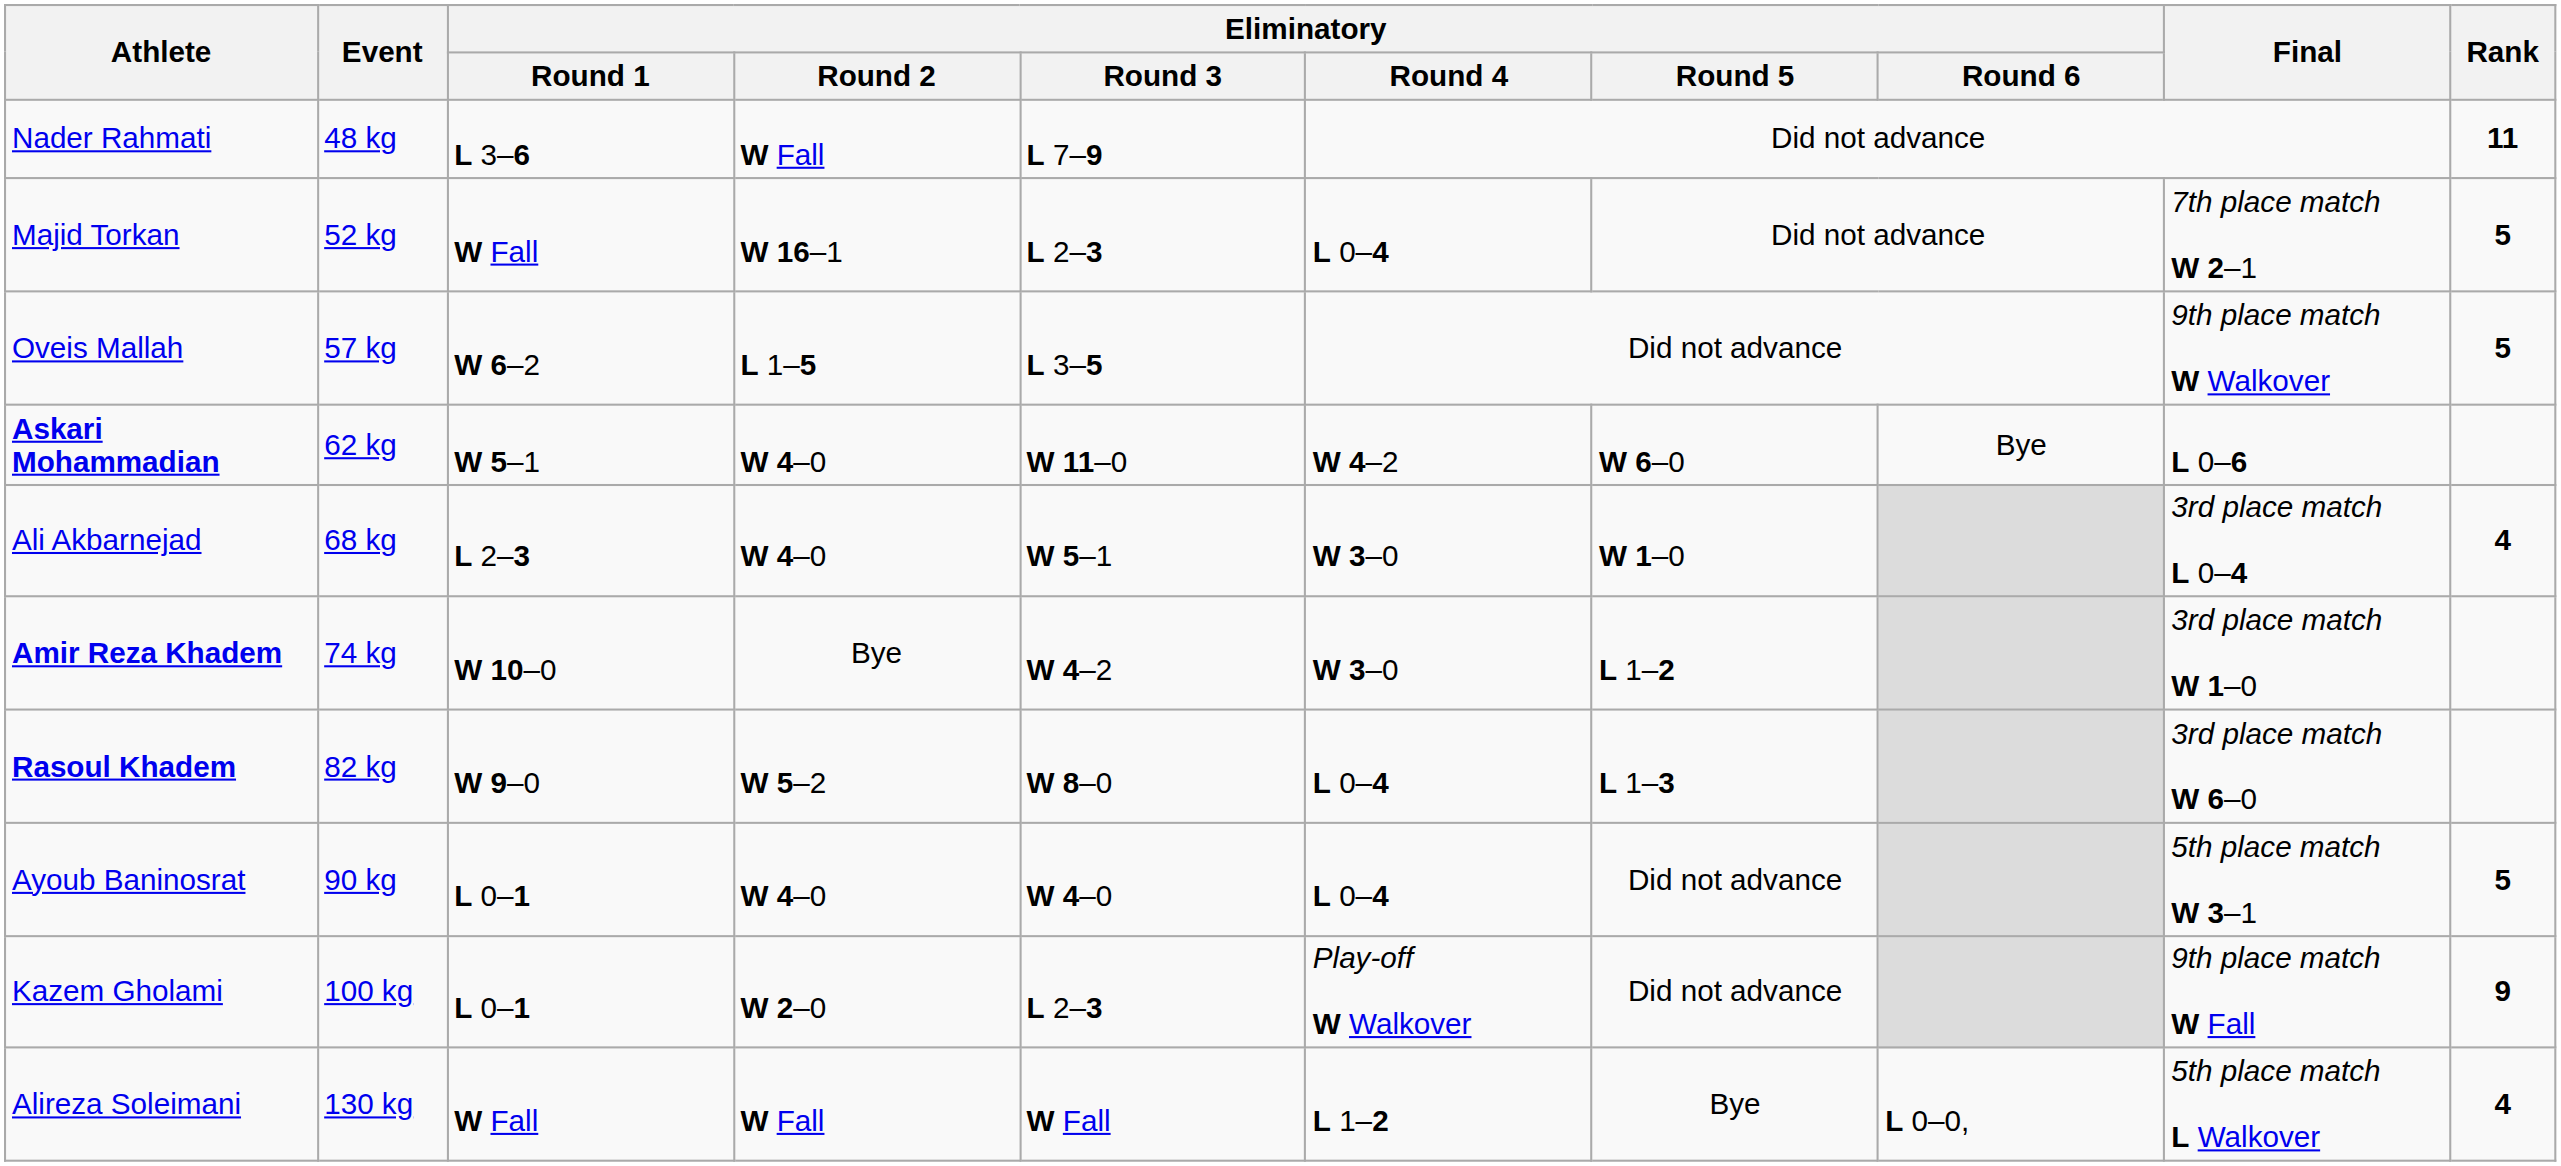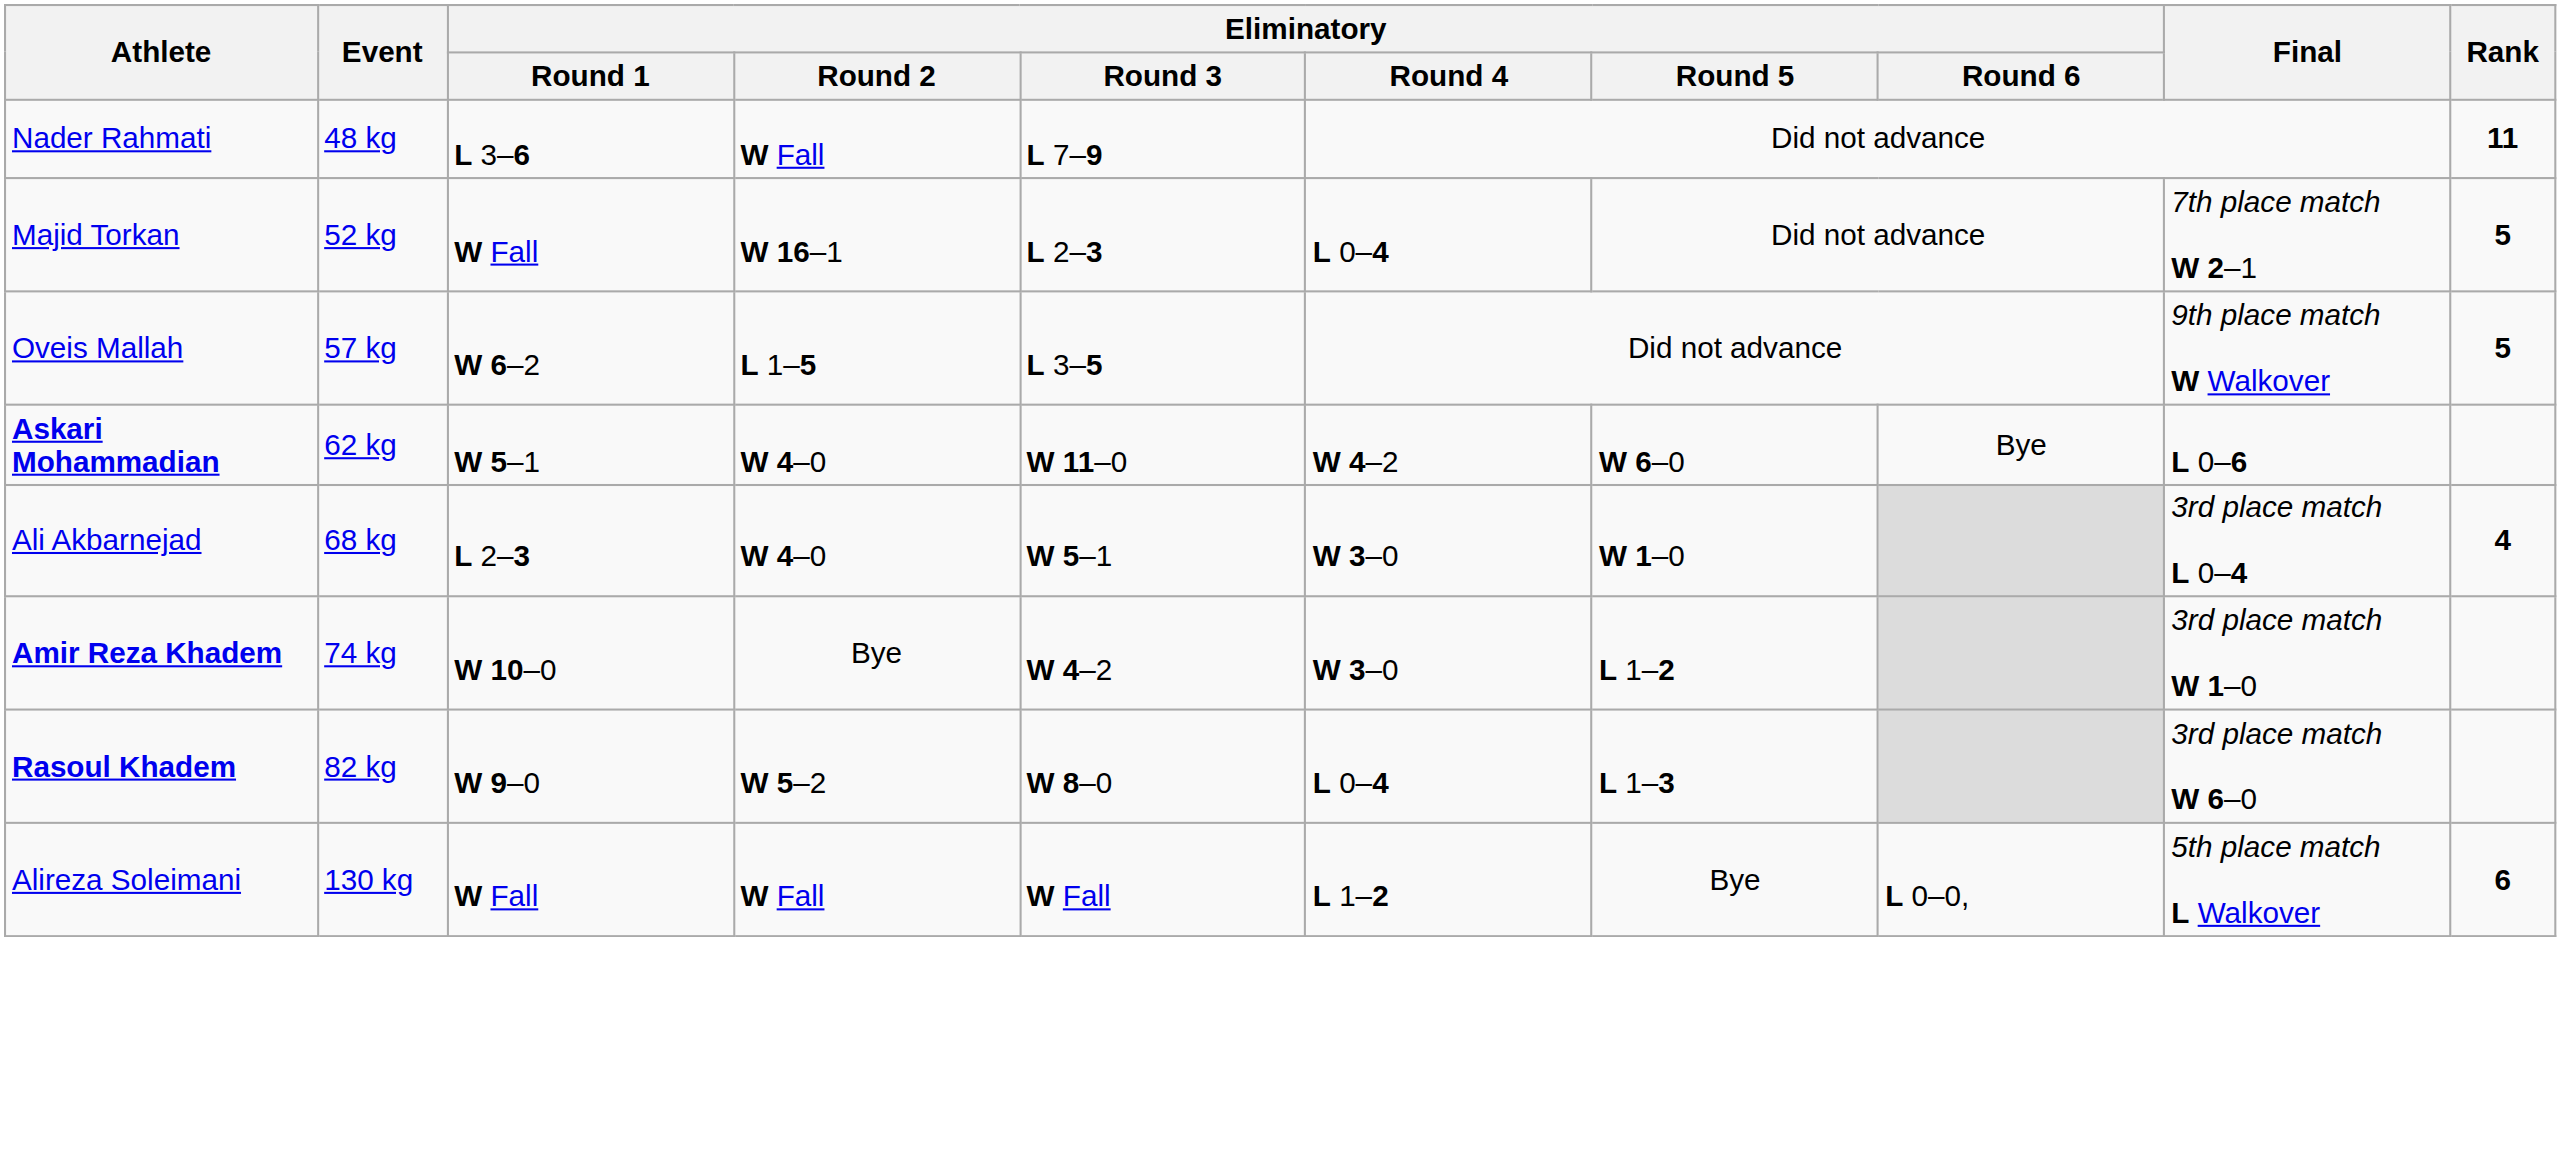- row: (129, 879)
- row: (117, 992)
(2503, 1105) 4 -> (2503, 879) 6
